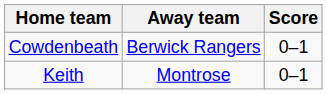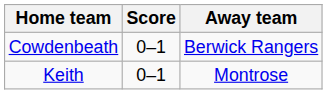columns swapped: (294, 18) <-> (194, 18)
